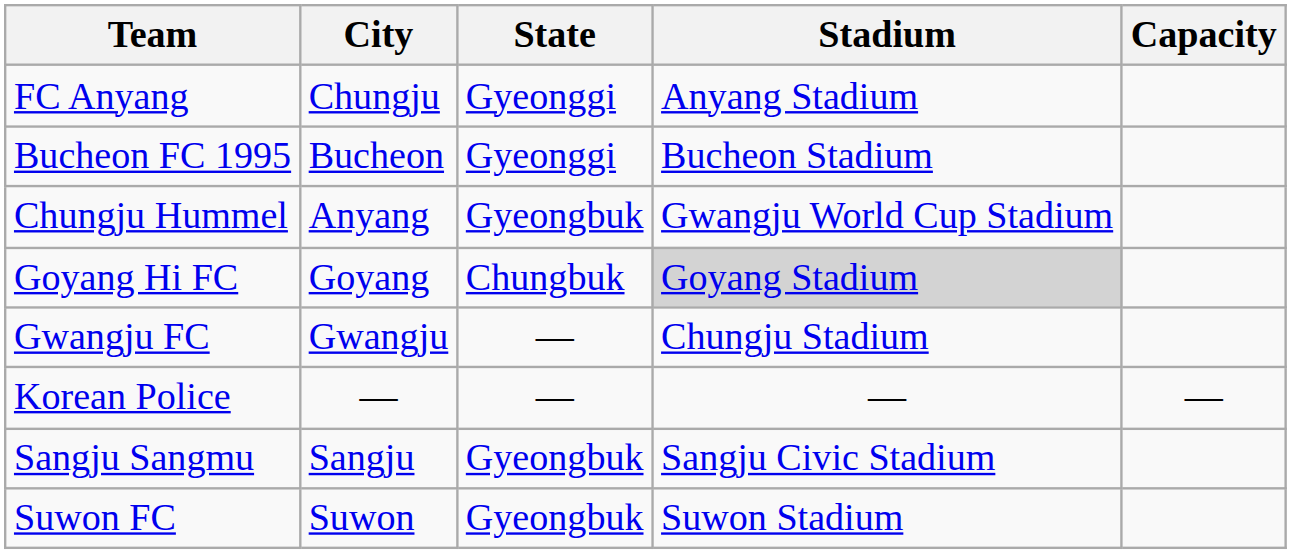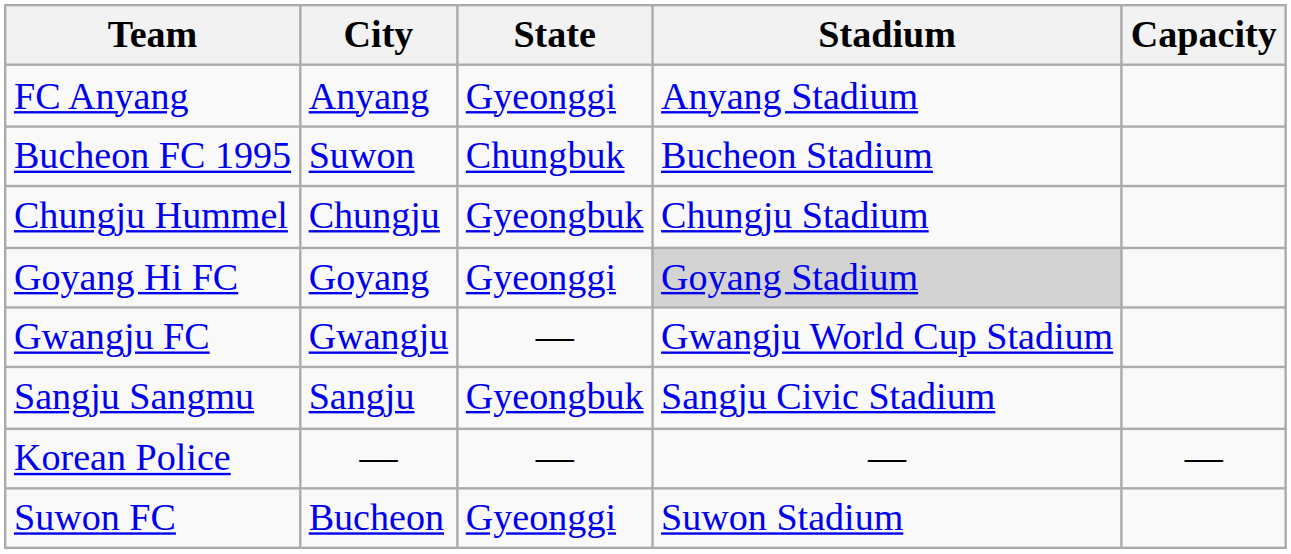(374, 95) Chungju -> (369, 95) Anyang
(376, 155) Bucheon -> (362, 155) Suwon
(541, 155) Gyeonggi -> (545, 155) Chungbuk
(369, 215) Anyang -> (374, 215) Chungju
(887, 215) Gwangju World Cup Stadium -> (795, 215) Chungju Stadium
(545, 276) Chungbuk -> (541, 276) Gyeonggi
(795, 336) Chungju Stadium -> (887, 336) Gwangju World Cup Stadium
rows swapped: (122, 397) <-> (134, 457)
(362, 517) Suwon -> (376, 517) Bucheon
(555, 517) Gyeongbuk -> (541, 517) Gyeonggi
